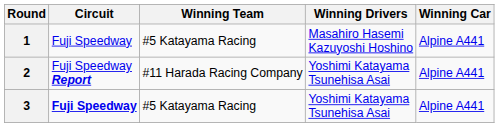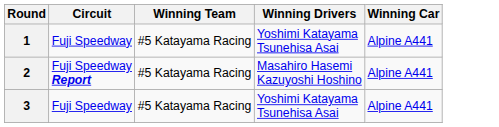(361, 41) Masahiro Hasemi Kazuyoshi Hoshino -> (307, 41) Yoshimi Katayama Tsunehisa Asai
(223, 74) #11 Harada Racing Company -> (195, 74) #5 Katayama Racing
(359, 74) Yoshimi Katayama Tsunehisa Asai -> (309, 74) Masahiro Hasemi Kazuyoshi Hoshino
(94, 106) bold -> (92, 106) normal
